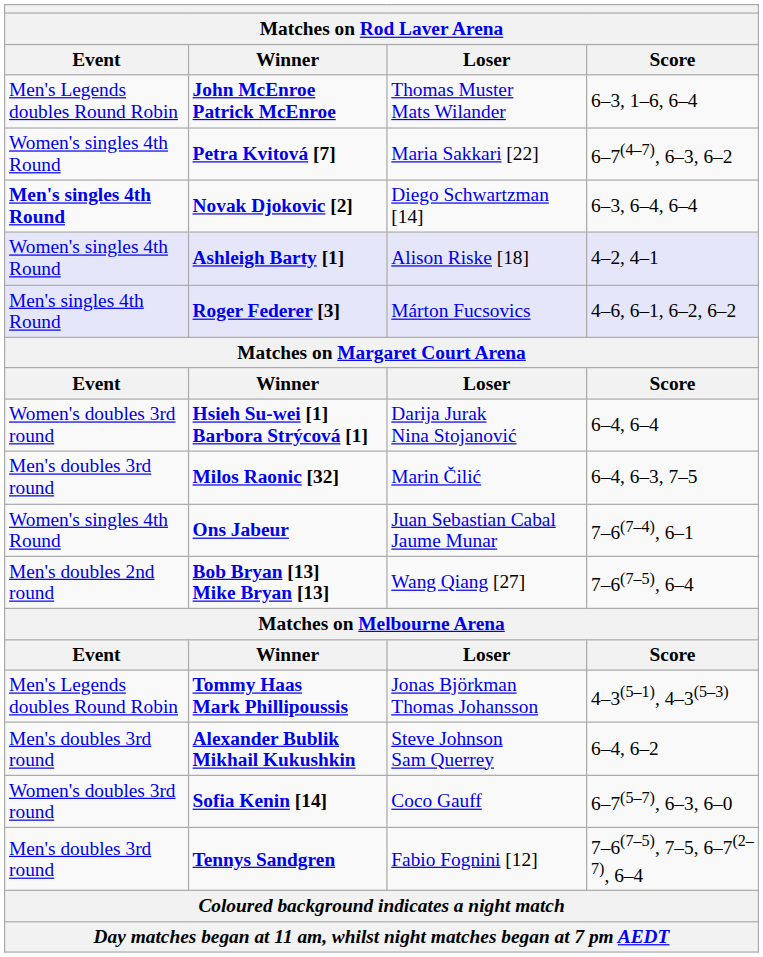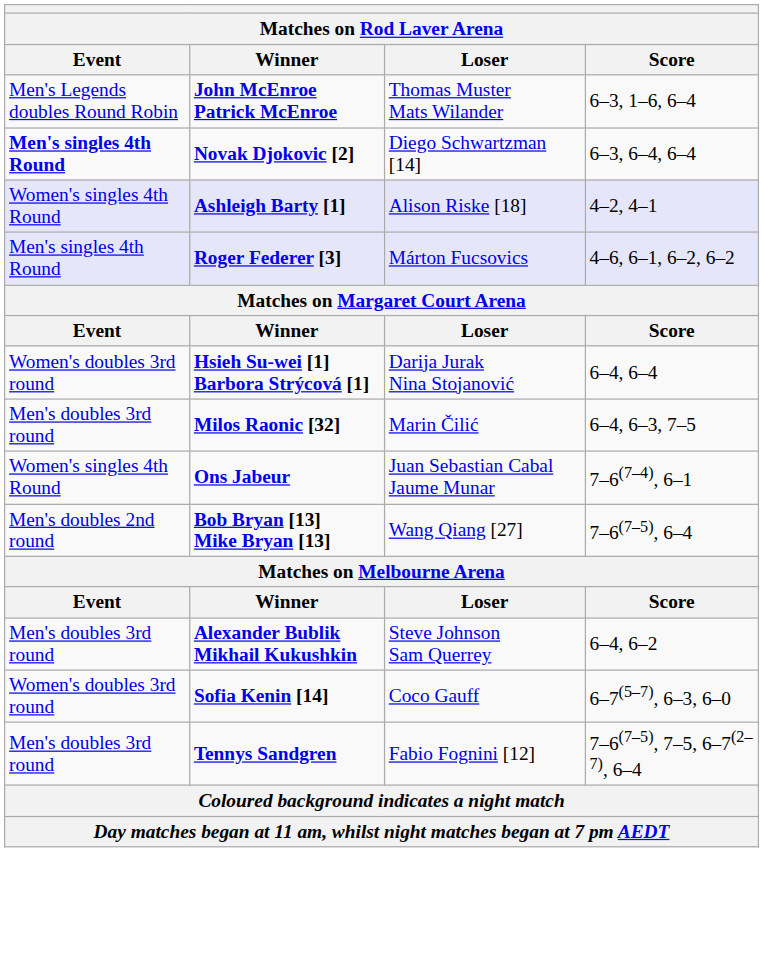- row: (264, 153)
- row: (270, 696)
